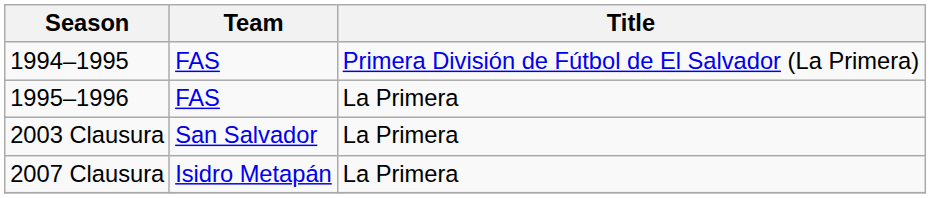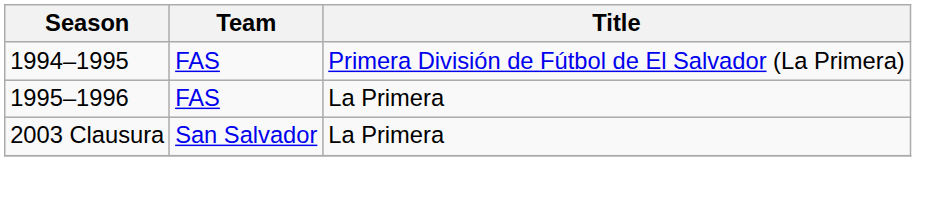- row: (87, 173)
